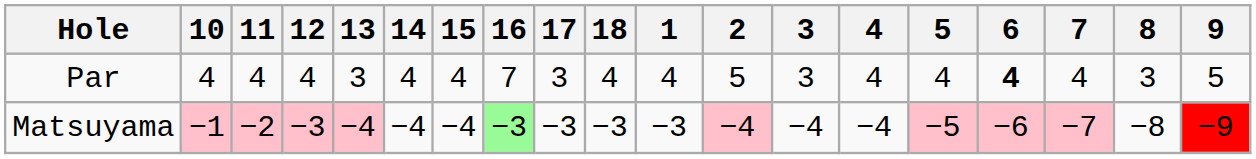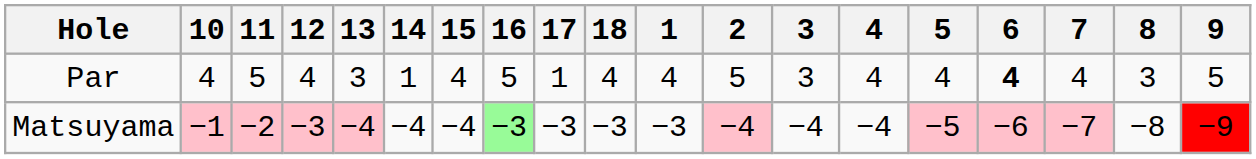(257, 79) 4 -> (257, 79) 5
(408, 79) 4 -> (408, 79) 1
(509, 79) 7 -> (509, 79) 5
(559, 79) 3 -> (559, 79) 1
